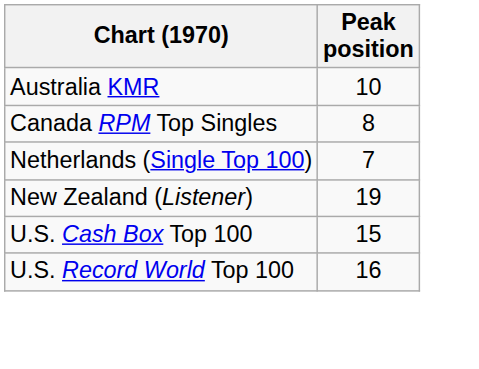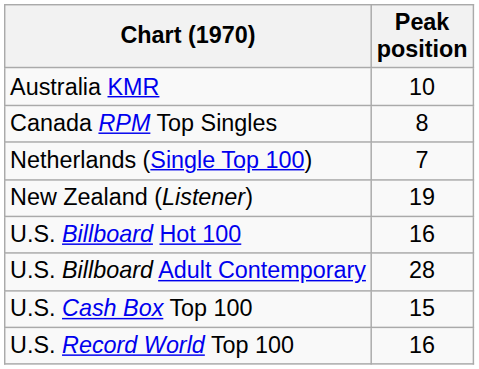+ row: (126, 234)
+ row: (188, 271)
